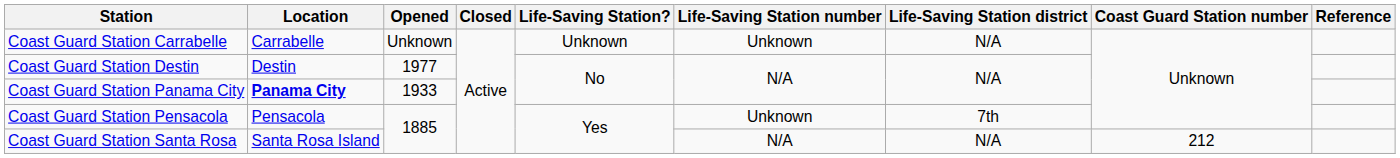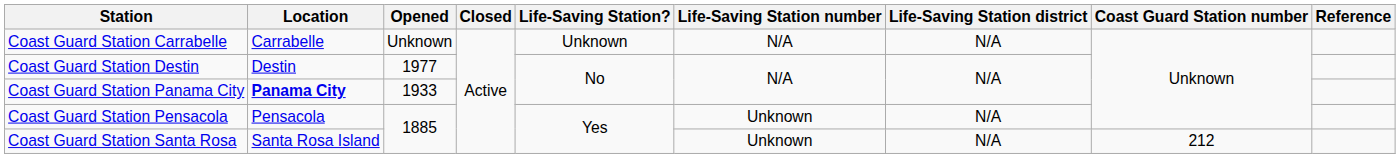(780, 41) Unknown -> (780, 41) N/A
(988, 116) 7th -> (988, 116) N/A
(780, 141) N/A -> (780, 141) Unknown
